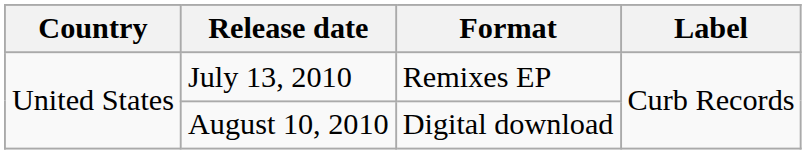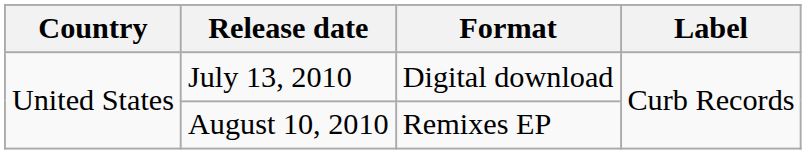(477, 76) Remixes EP -> (508, 76) Digital download
(508, 124) Digital download -> (477, 124) Remixes EP
